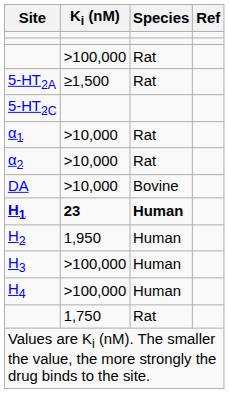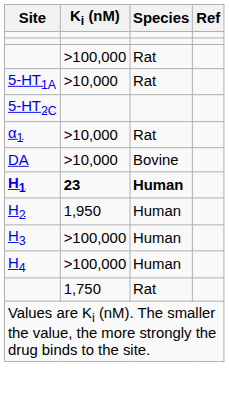+ row: (32, 82)
- row: (32, 82)
- row: (16, 161)
